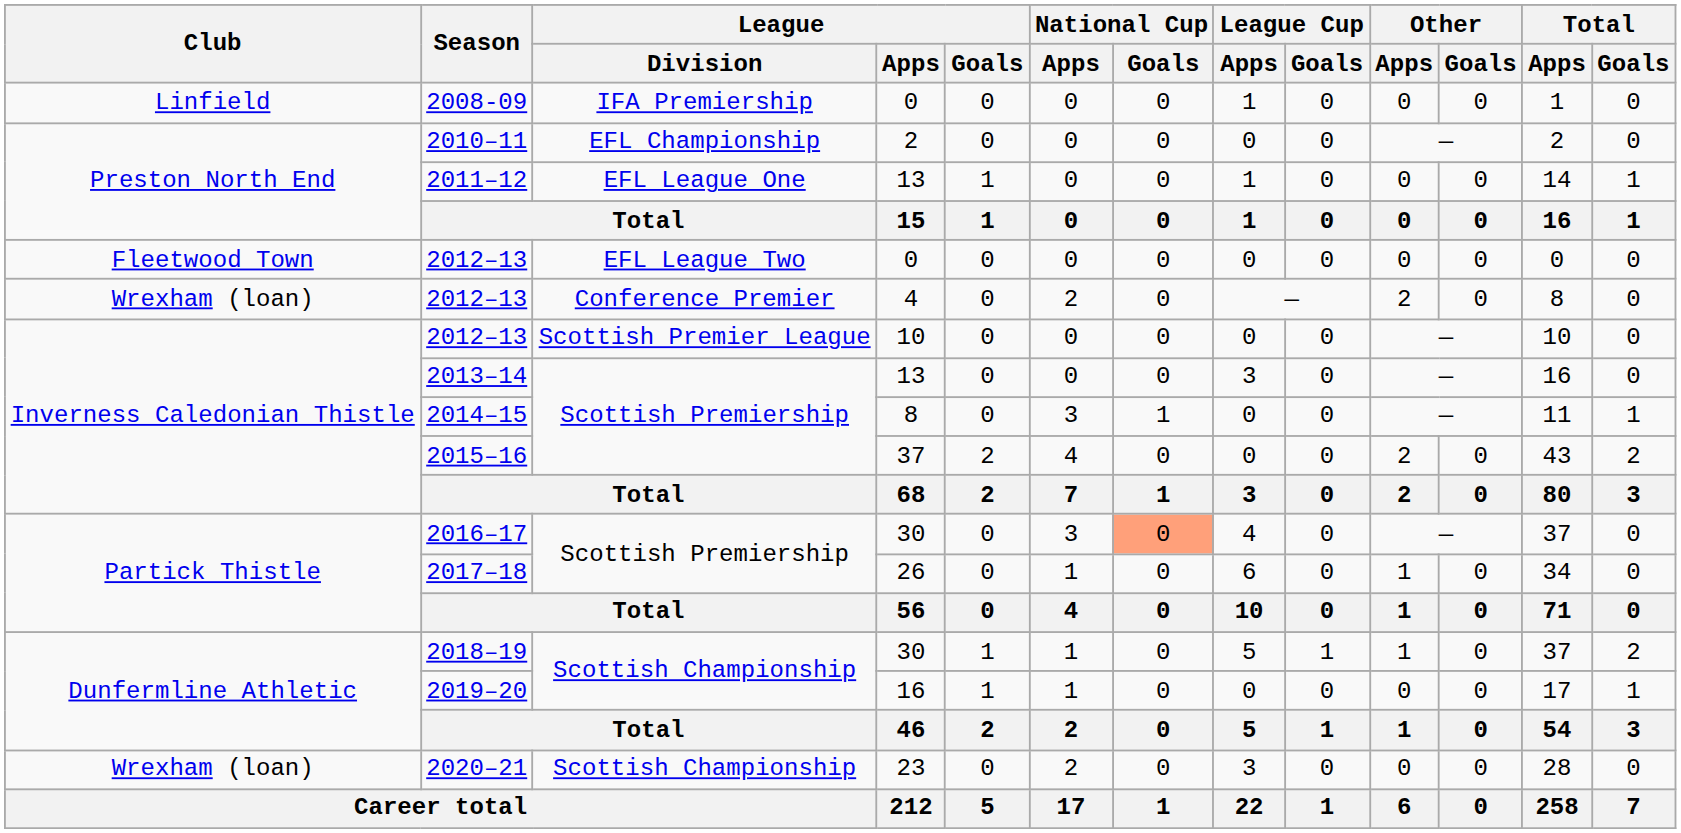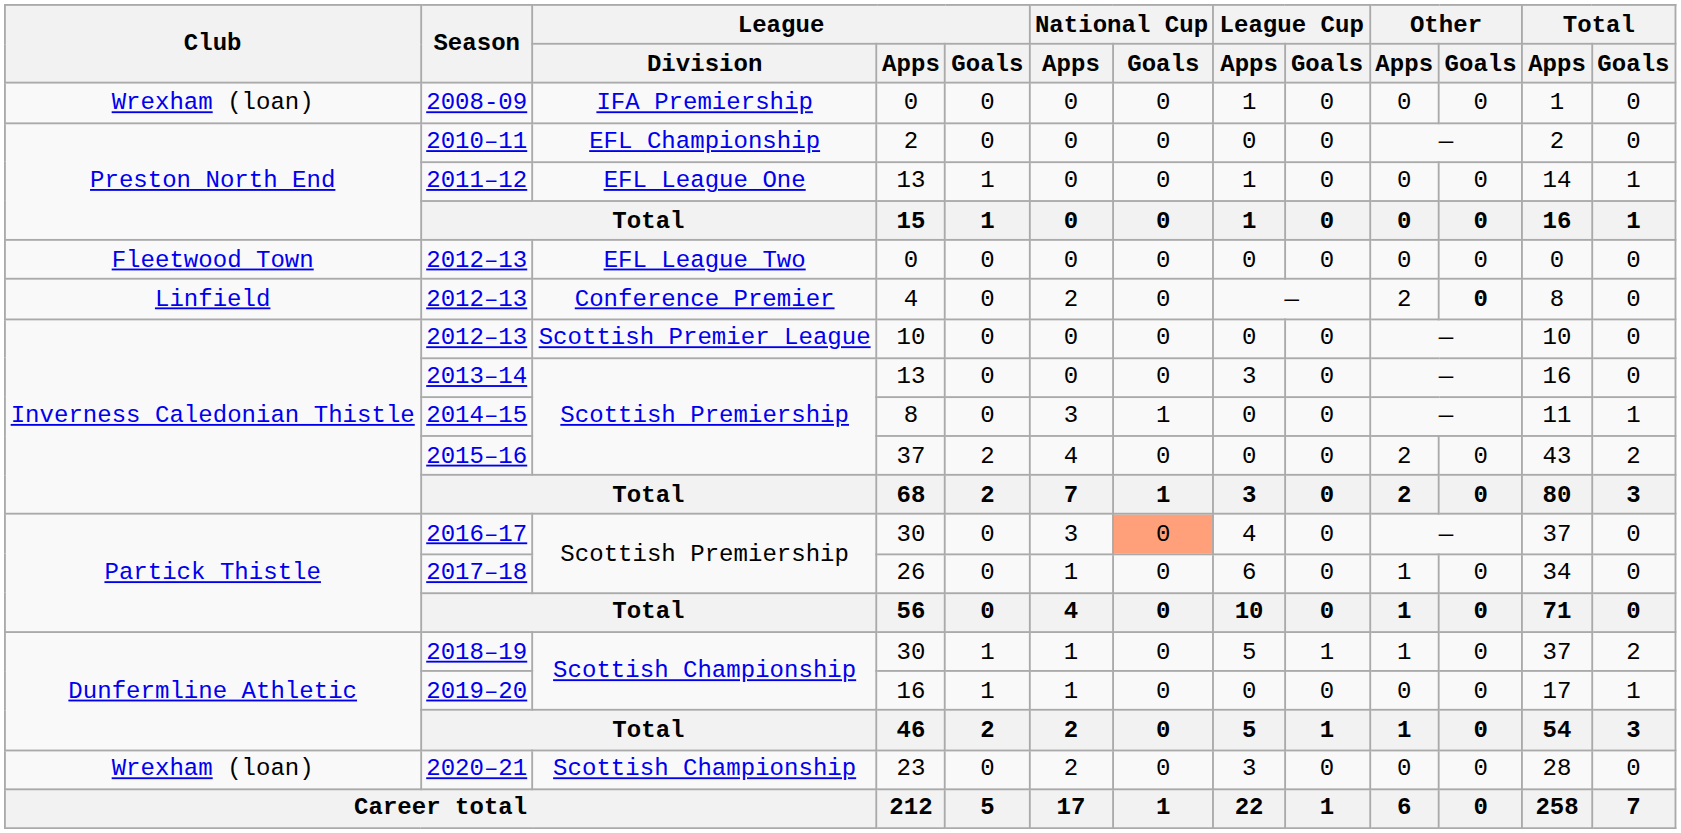(213, 103) Linfield -> (213, 103) Wrexham (loan)
(213, 299) Wrexham (loan) -> (213, 299) Linfield
(1481, 299) normal -> (1481, 299) bold
